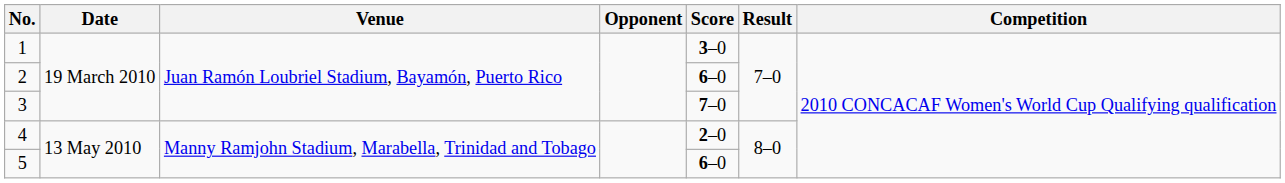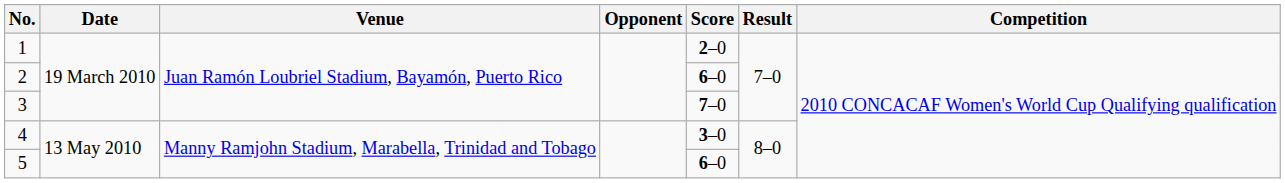(712, 47) 3–0 -> (712, 47) 2–0
(712, 134) 2–0 -> (712, 134) 3–0
